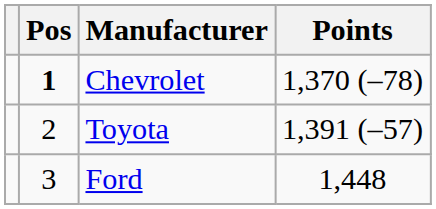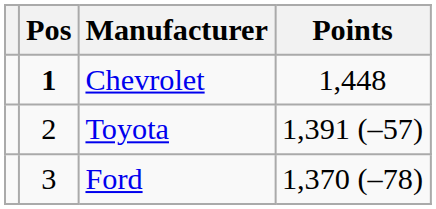(352, 79) 1,370 (–78) -> (352, 79) 1,448
(352, 179) 1,448 -> (352, 179) 1,370 (–78)
